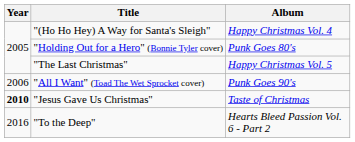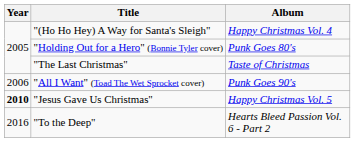(280, 64) Happy Christmas Vol. 5 -> (269, 64) Taste of Christmas
(269, 99) Taste of Christmas -> (280, 99) Happy Christmas Vol. 5
